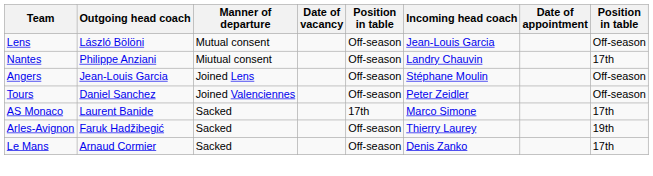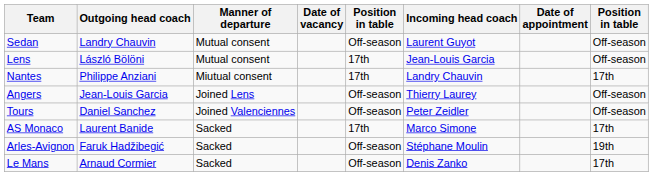+ row: (23, 42)
(375, 42) Off-season -> (359, 59) 17th
(375, 59) Off-season -> (359, 77) 17th
(447, 77) Stéphane Moulin -> (441, 94) Thierry Laurey
(441, 128) Thierry Laurey -> (447, 146) Stéphane Moulin
